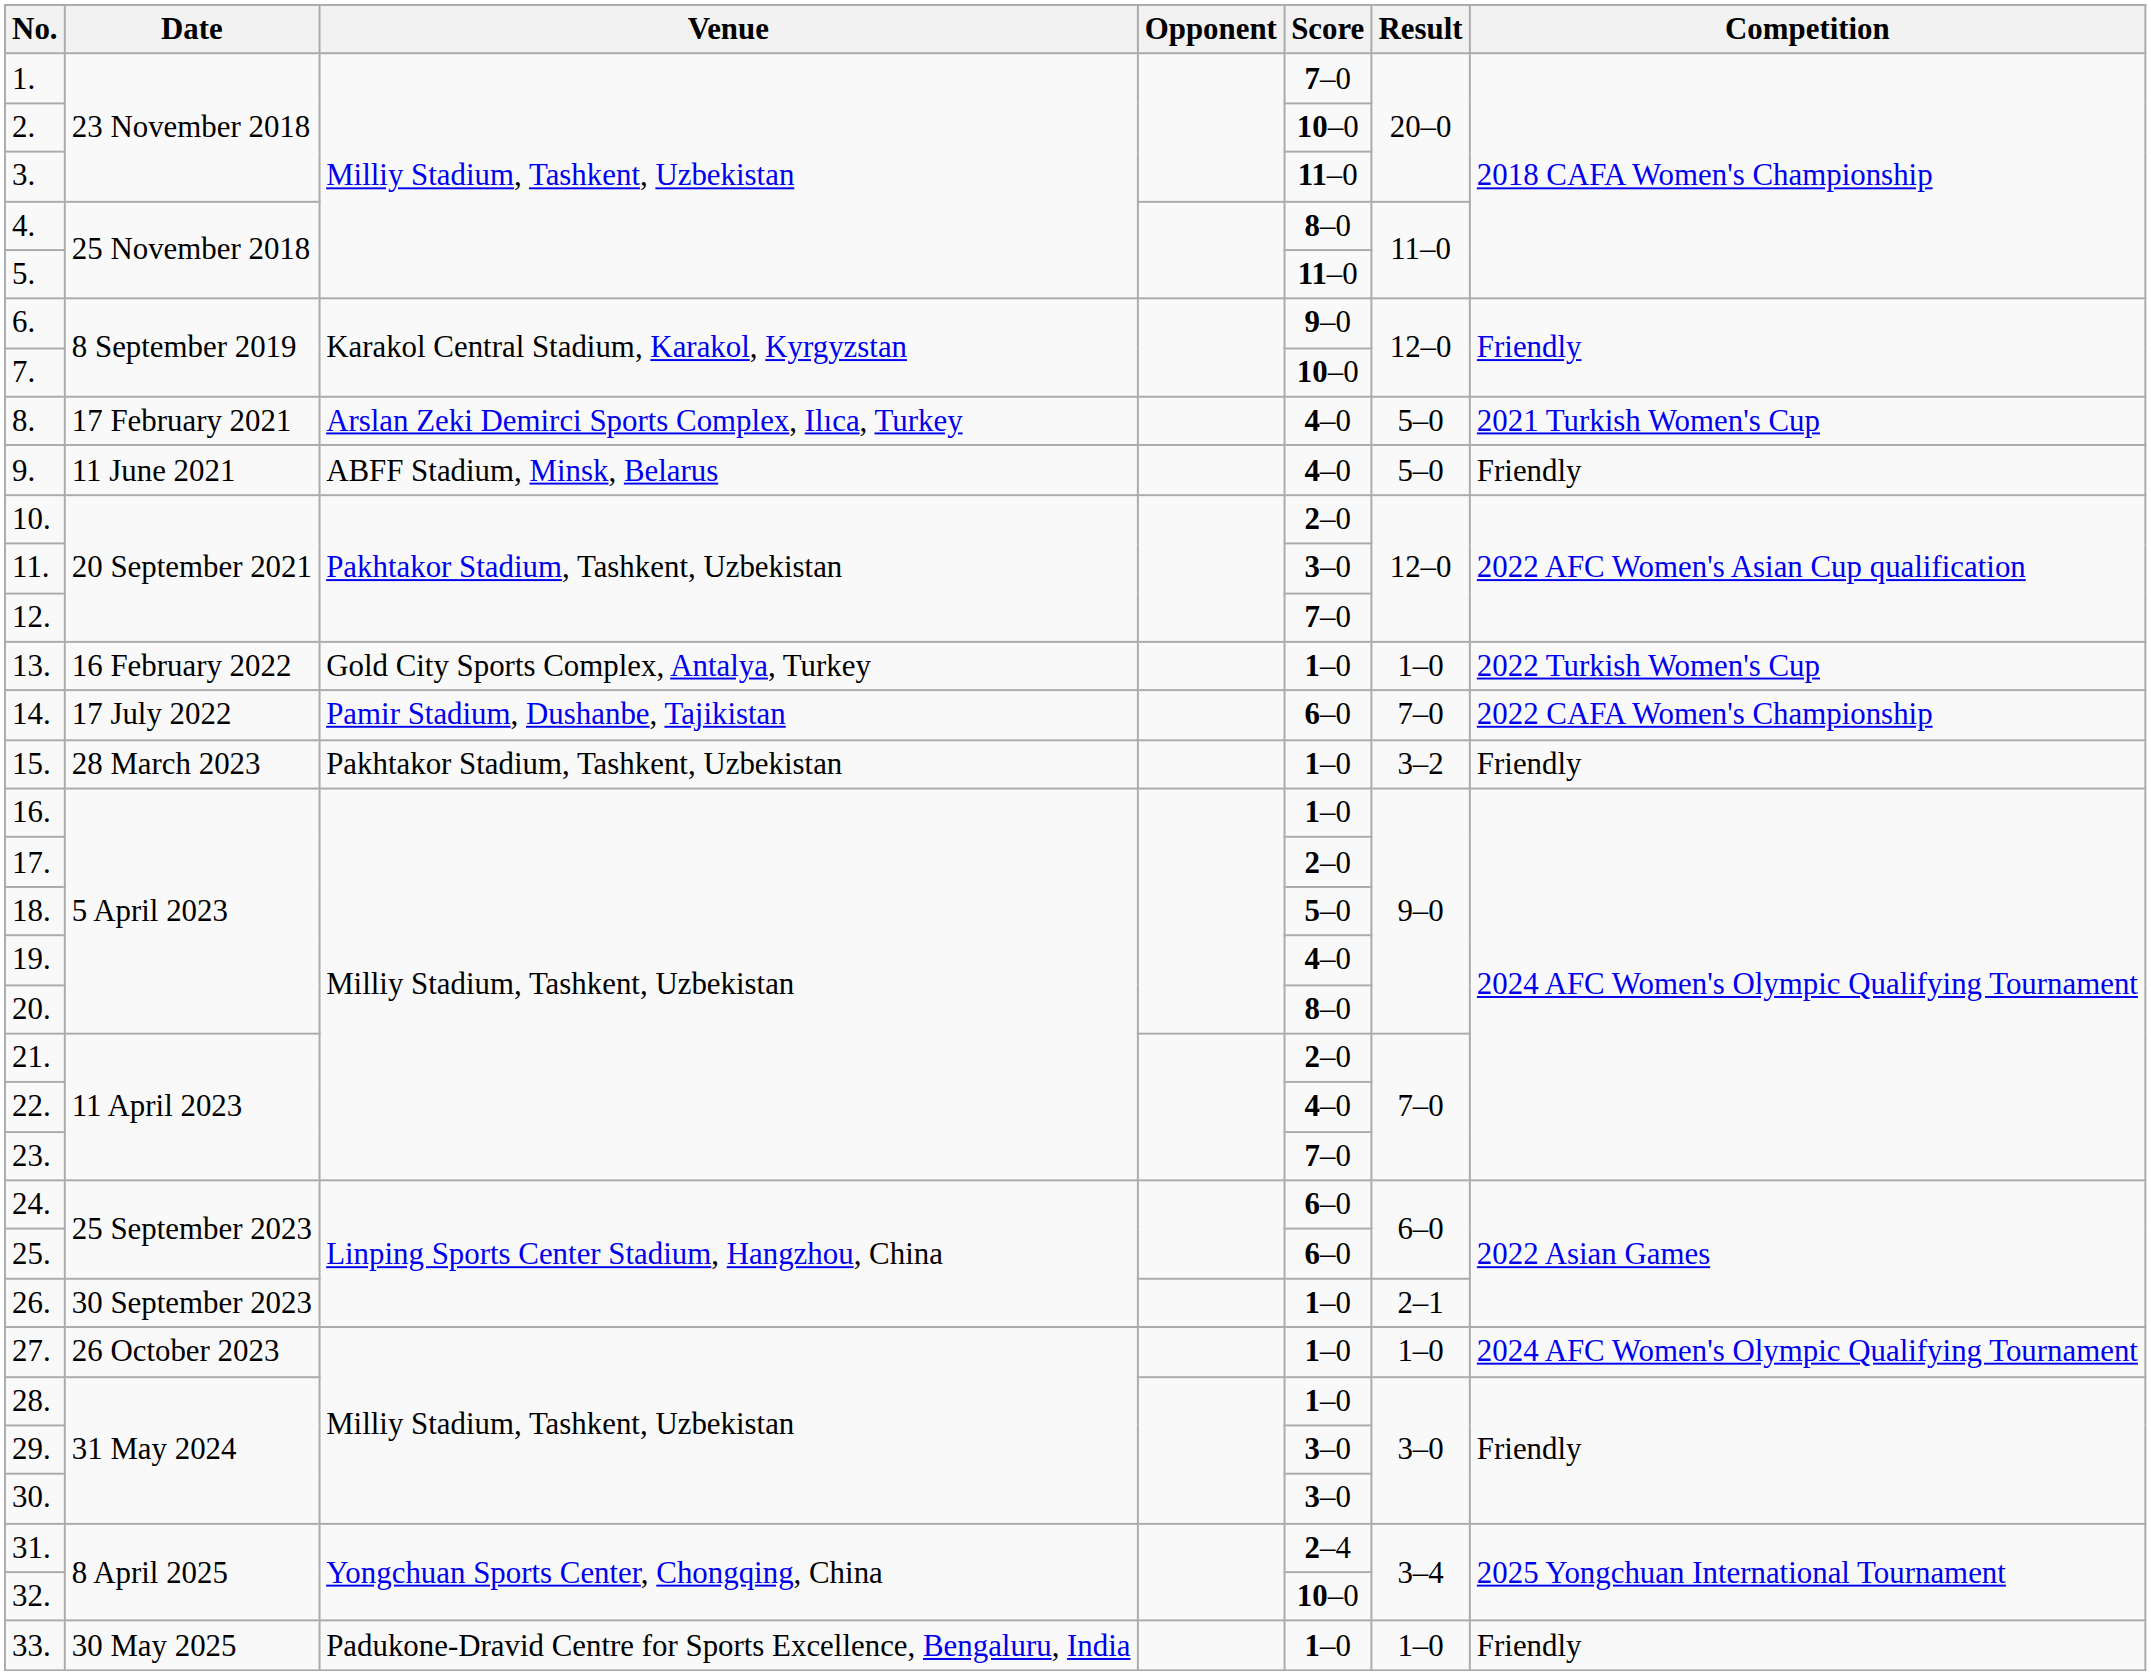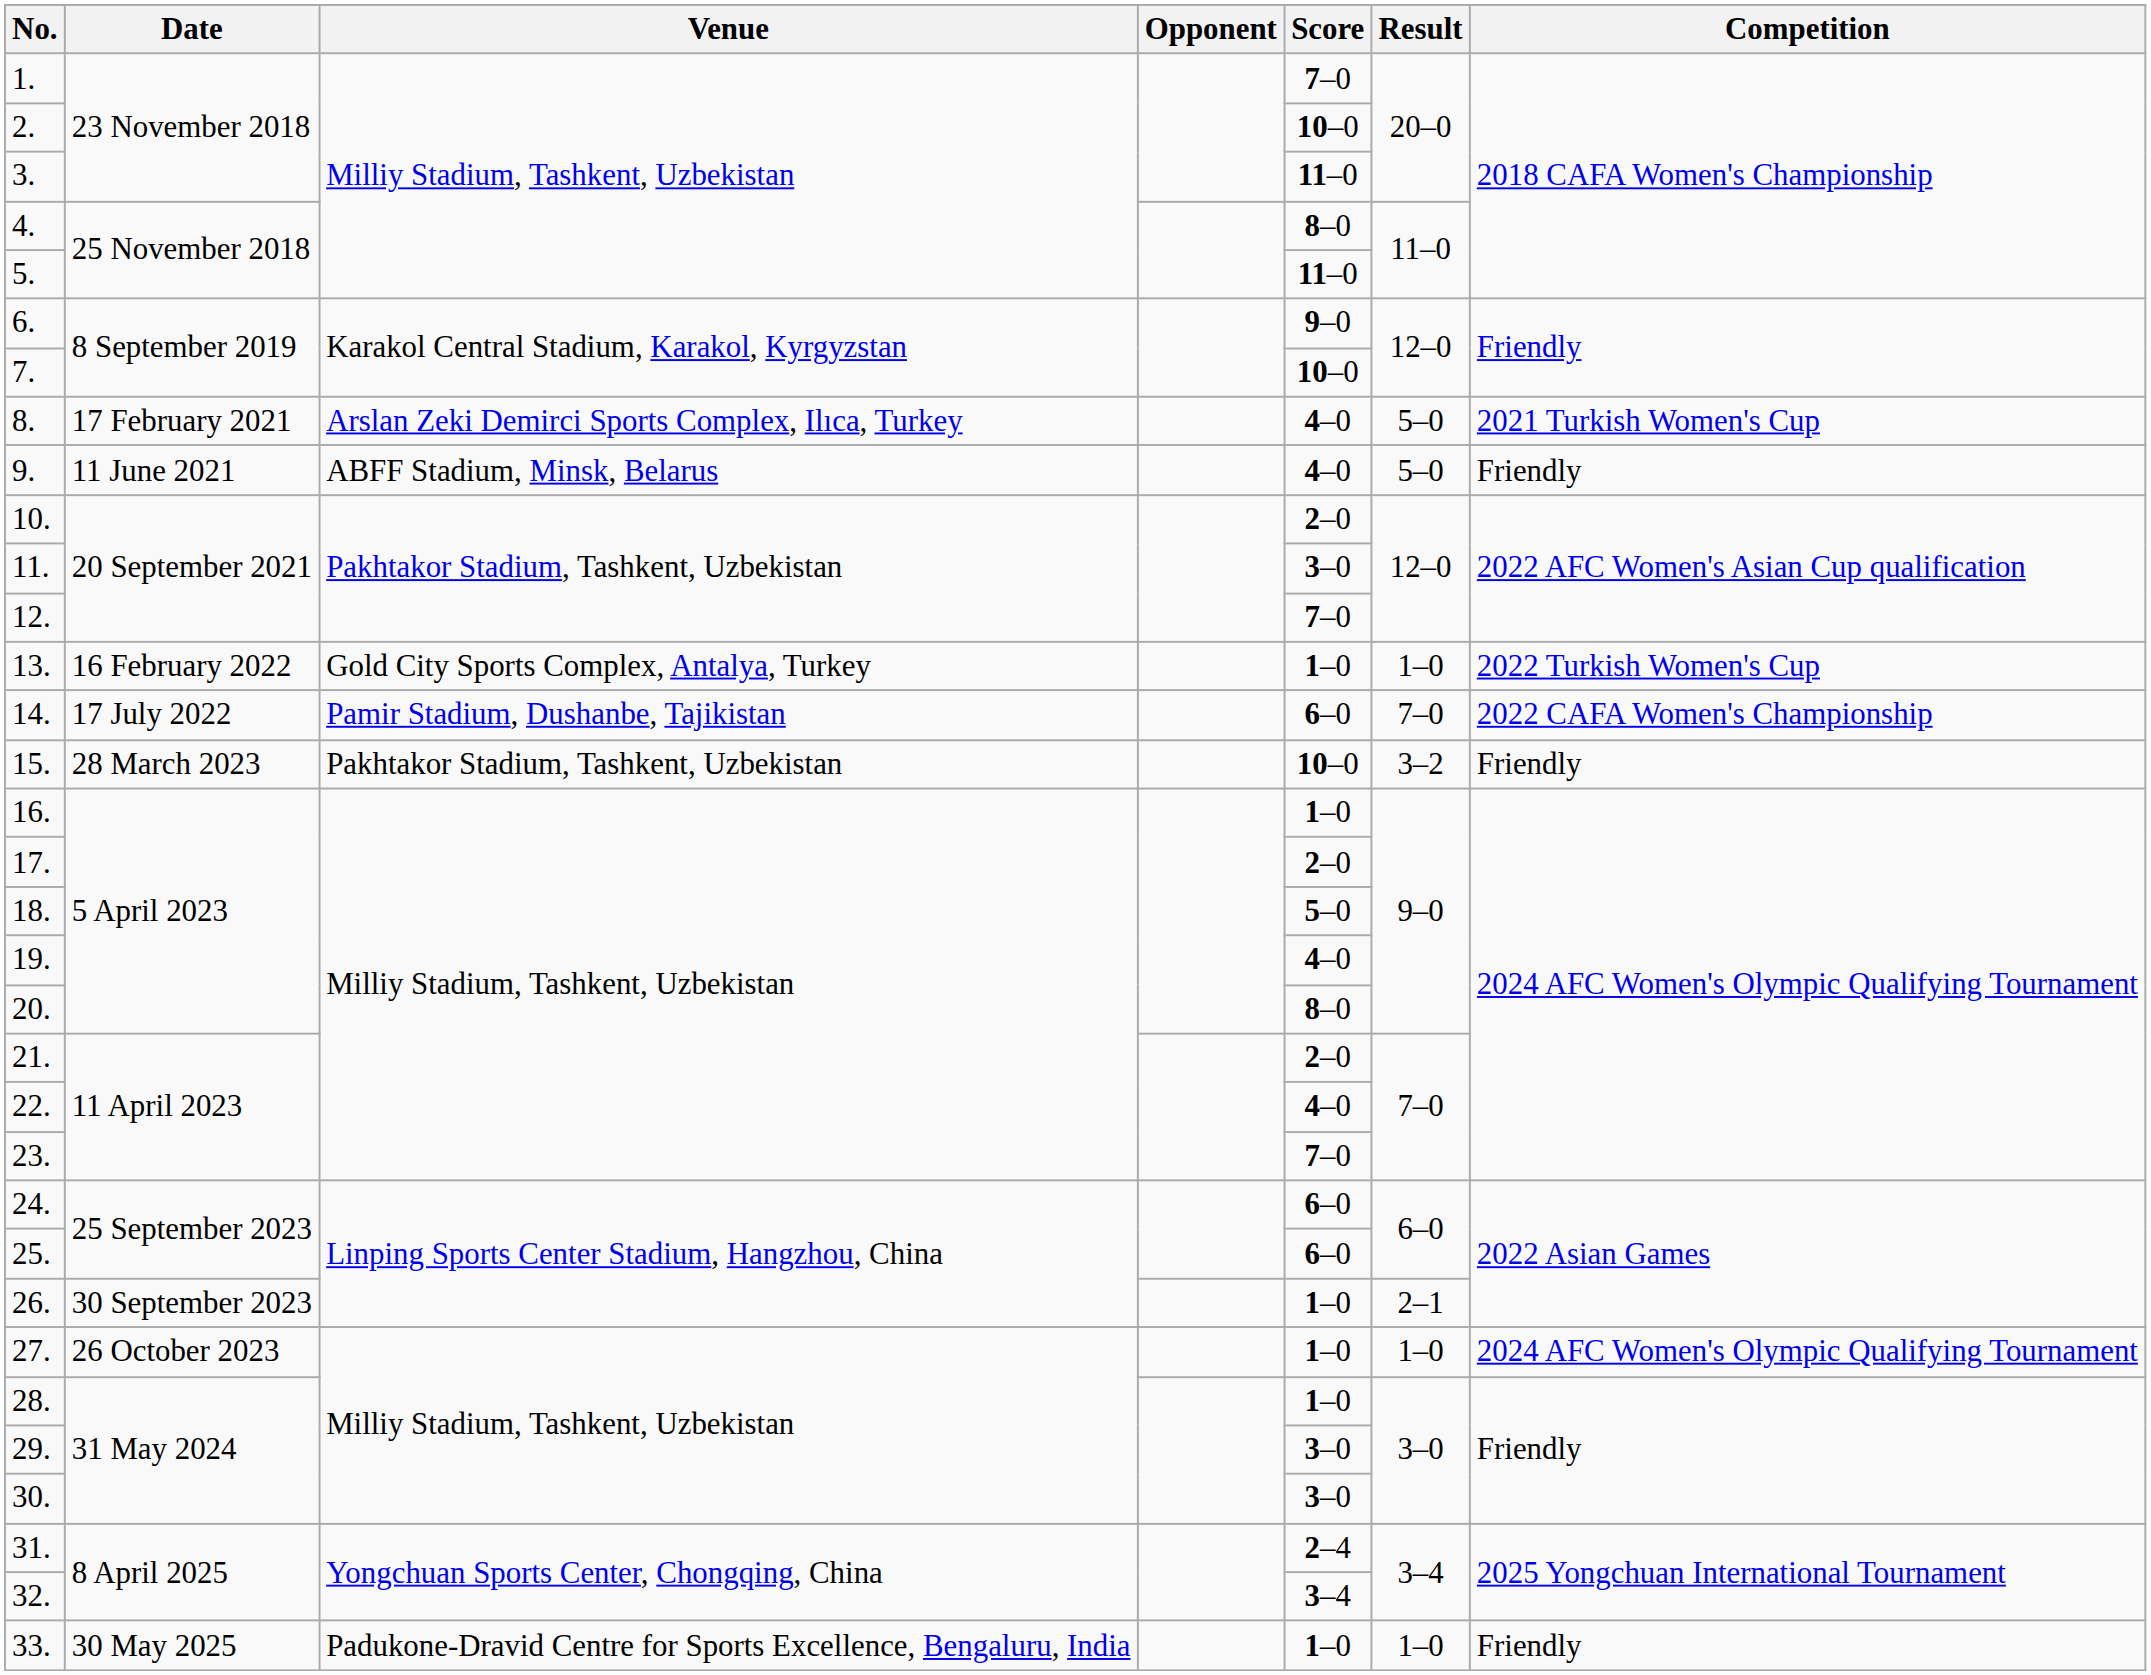(1328, 763) 1–0 -> (1328, 763) 10–0
(1328, 1596) 10–0 -> (1328, 1596) 3–4
